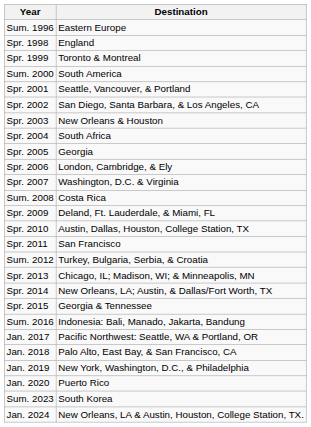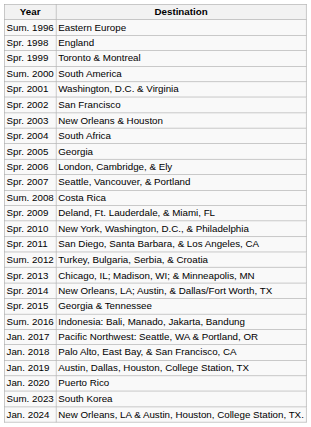(124, 89) Seattle, Vancouver, & Portland -> (118, 89) Washington, D.C. & Virginia
(159, 105) San Diego, Santa Barbara, & Los Angeles, CA -> (89, 105) San Francisco
(118, 182) Washington, D.C. & Virginia -> (124, 182) Seattle, Vancouver, & Portland
(154, 228) Austin, Dallas, Houston, College Station, TX -> (154, 228) New York, Washington, D.C., & Philadelphia
(89, 244) San Francisco -> (159, 244) San Diego, Santa Barbara, & Los Angeles, CA
(154, 368) New York, Washington, D.C., & Philadelphia -> (154, 368) Austin, Dallas, Houston, College Station, TX
